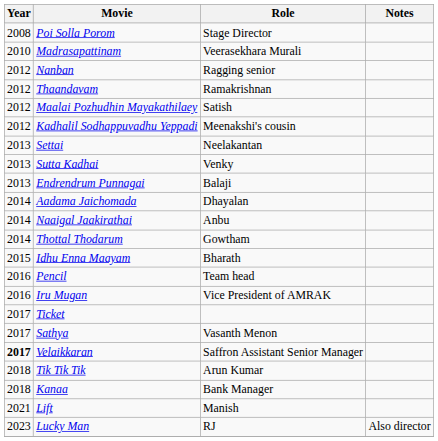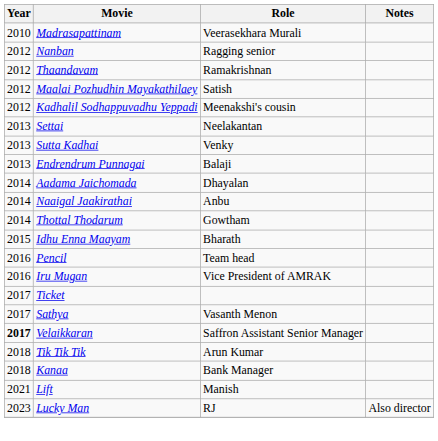- row: (75, 32)
